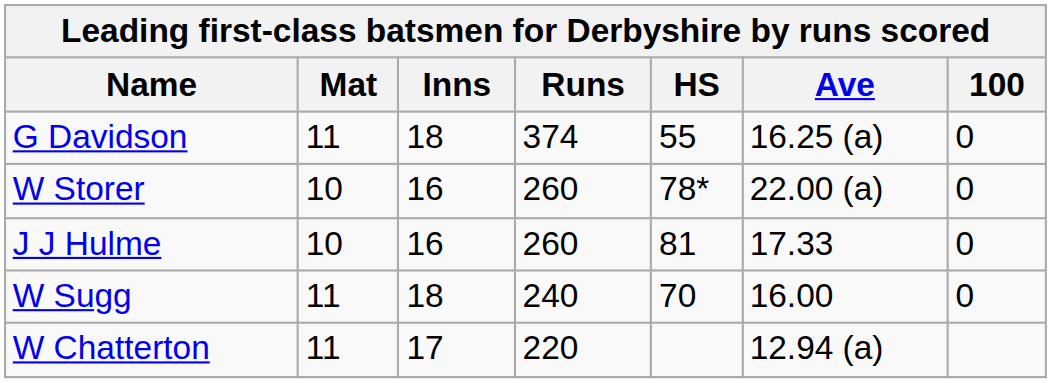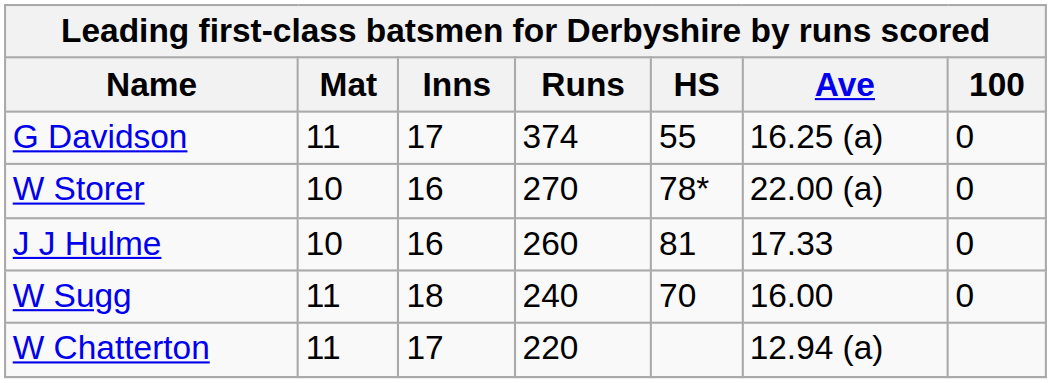(425, 137) 18 -> (425, 137) 17
(550, 190) 260 -> (550, 190) 270
